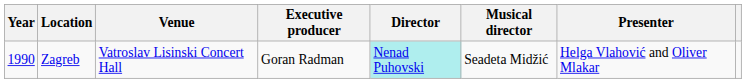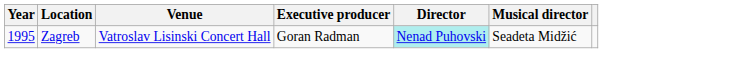- column: (646, 22)
(21, 59) 1990 -> (21, 36) 1995
